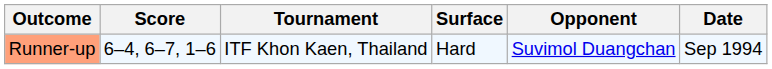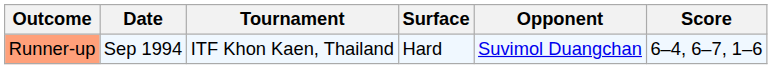columns swapped: (723, 18) <-> (160, 18)
